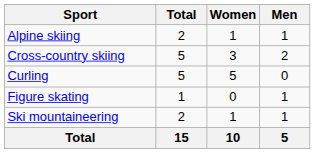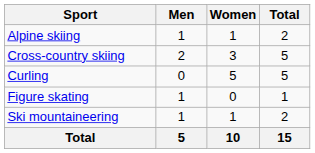columns swapped: (285, 14) <-> (181, 14)
